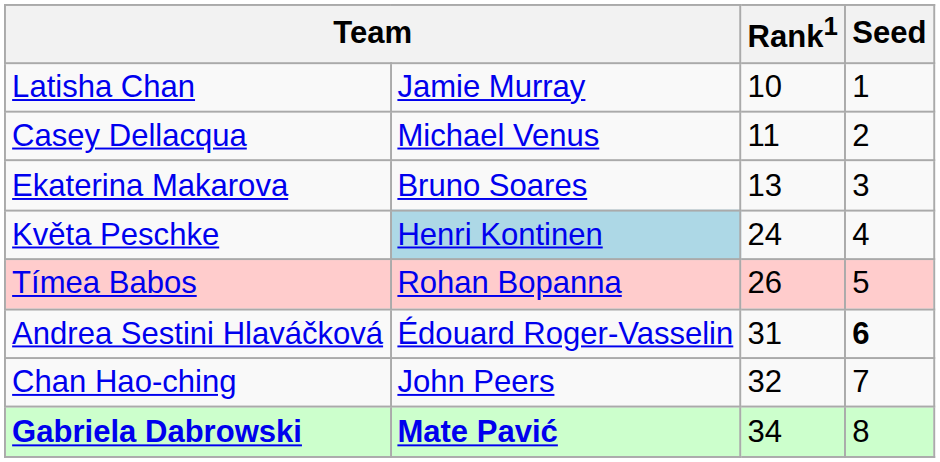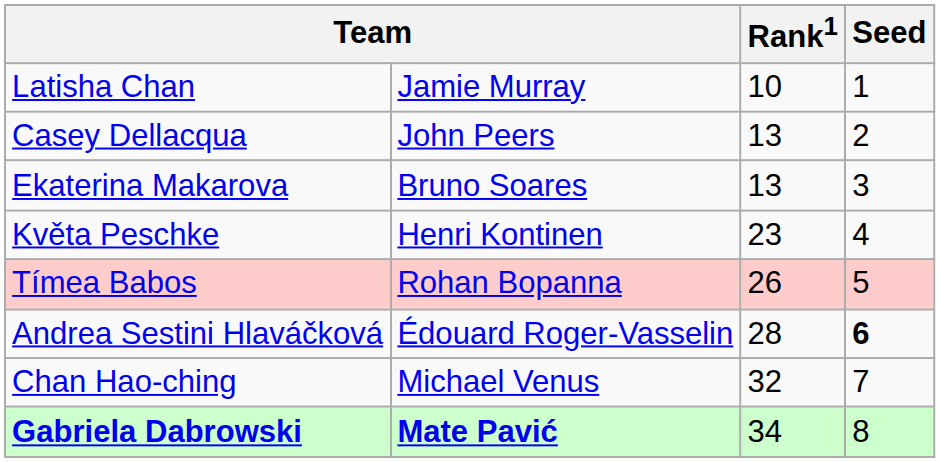(498, 135) Michael Venus -> (476, 135) John Peers
(764, 135) 11 -> (765, 135) 13
(500, 234) lightblue background -> (500, 234) no background
(765, 234) 24 -> (765, 234) 23
(765, 332) 31 -> (765, 332) 28
(476, 382) John Peers -> (498, 382) Michael Venus
